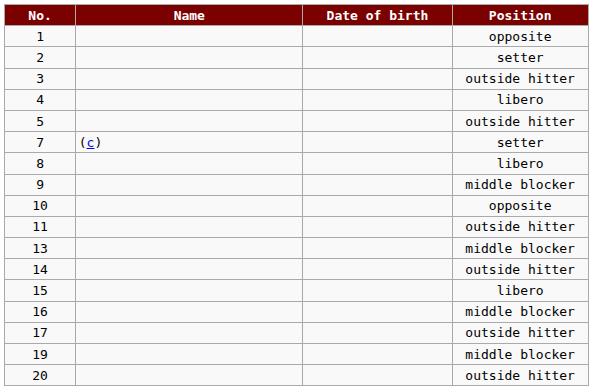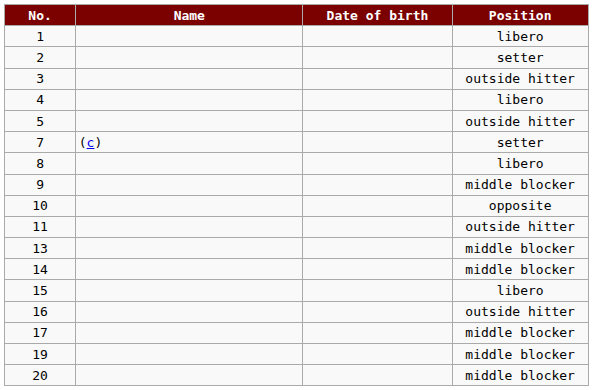(520, 36) opposite -> (520, 36) libero
(520, 269) outside hitter -> (520, 269) middle blocker
(520, 312) middle blocker -> (520, 312) outside hitter
(520, 333) outside hitter -> (520, 333) middle blocker
(520, 375) outside hitter -> (520, 375) middle blocker
